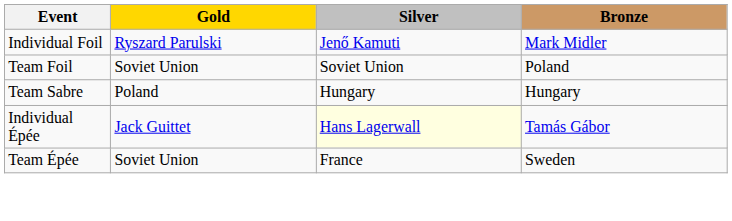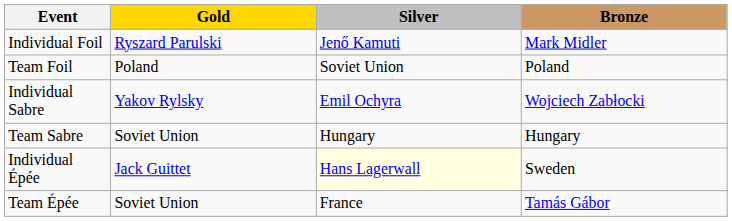(156, 67) Soviet Union -> (136, 67) Poland
+ row: (41, 101)
(136, 92) Poland -> (156, 135) Soviet Union
(567, 126) Tamás Gábor -> (550, 169) Sweden
(550, 160) Sweden -> (567, 203) Tamás Gábor
